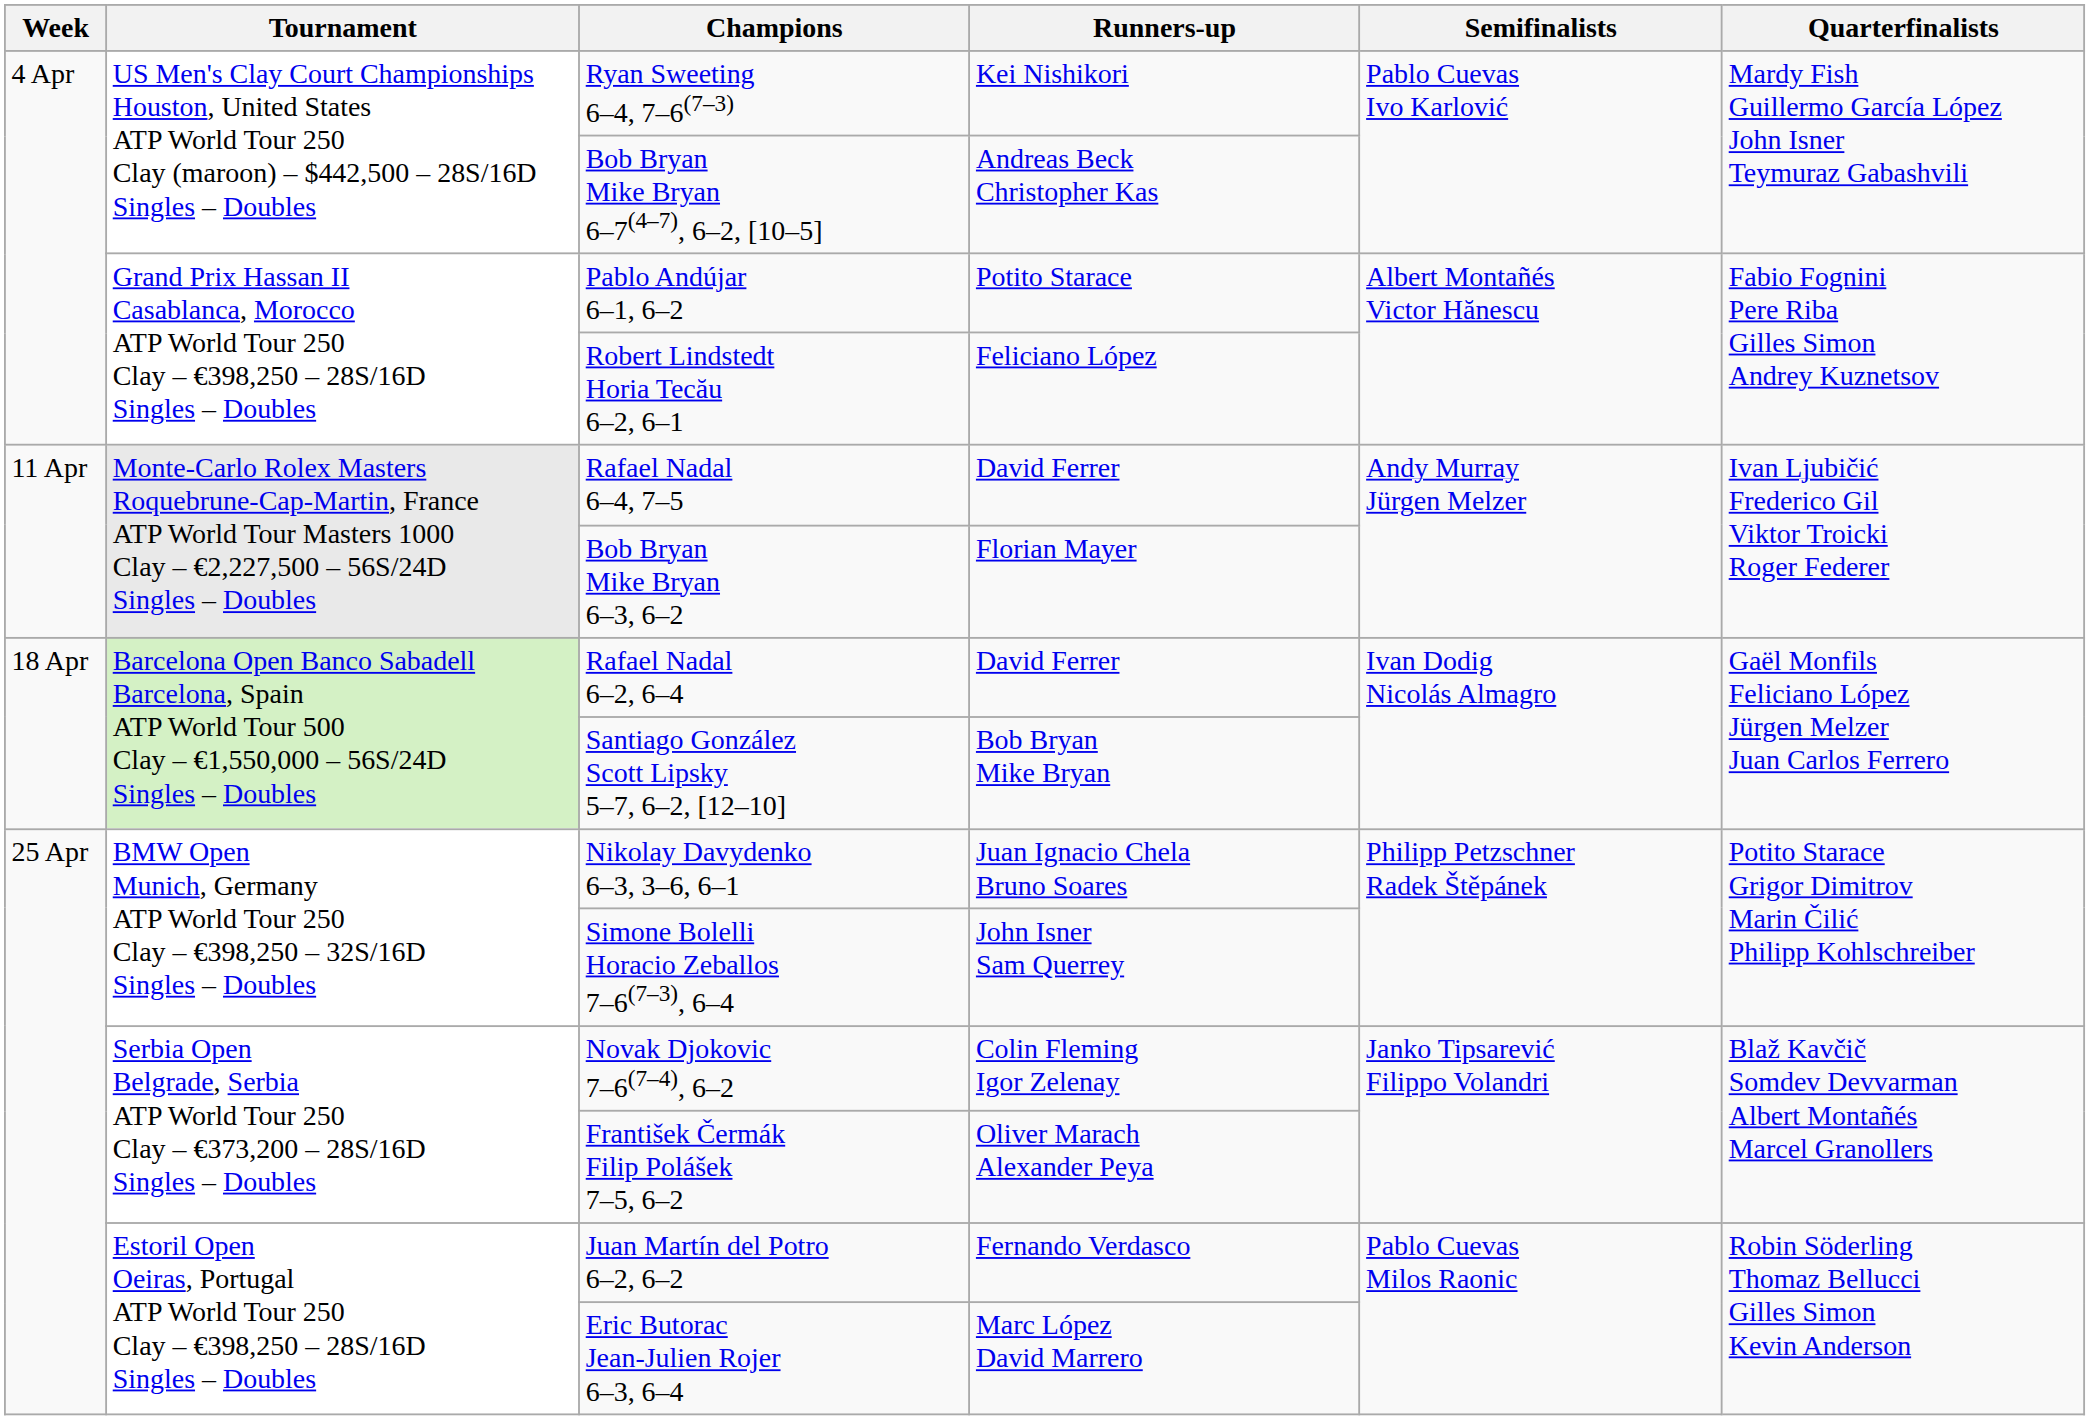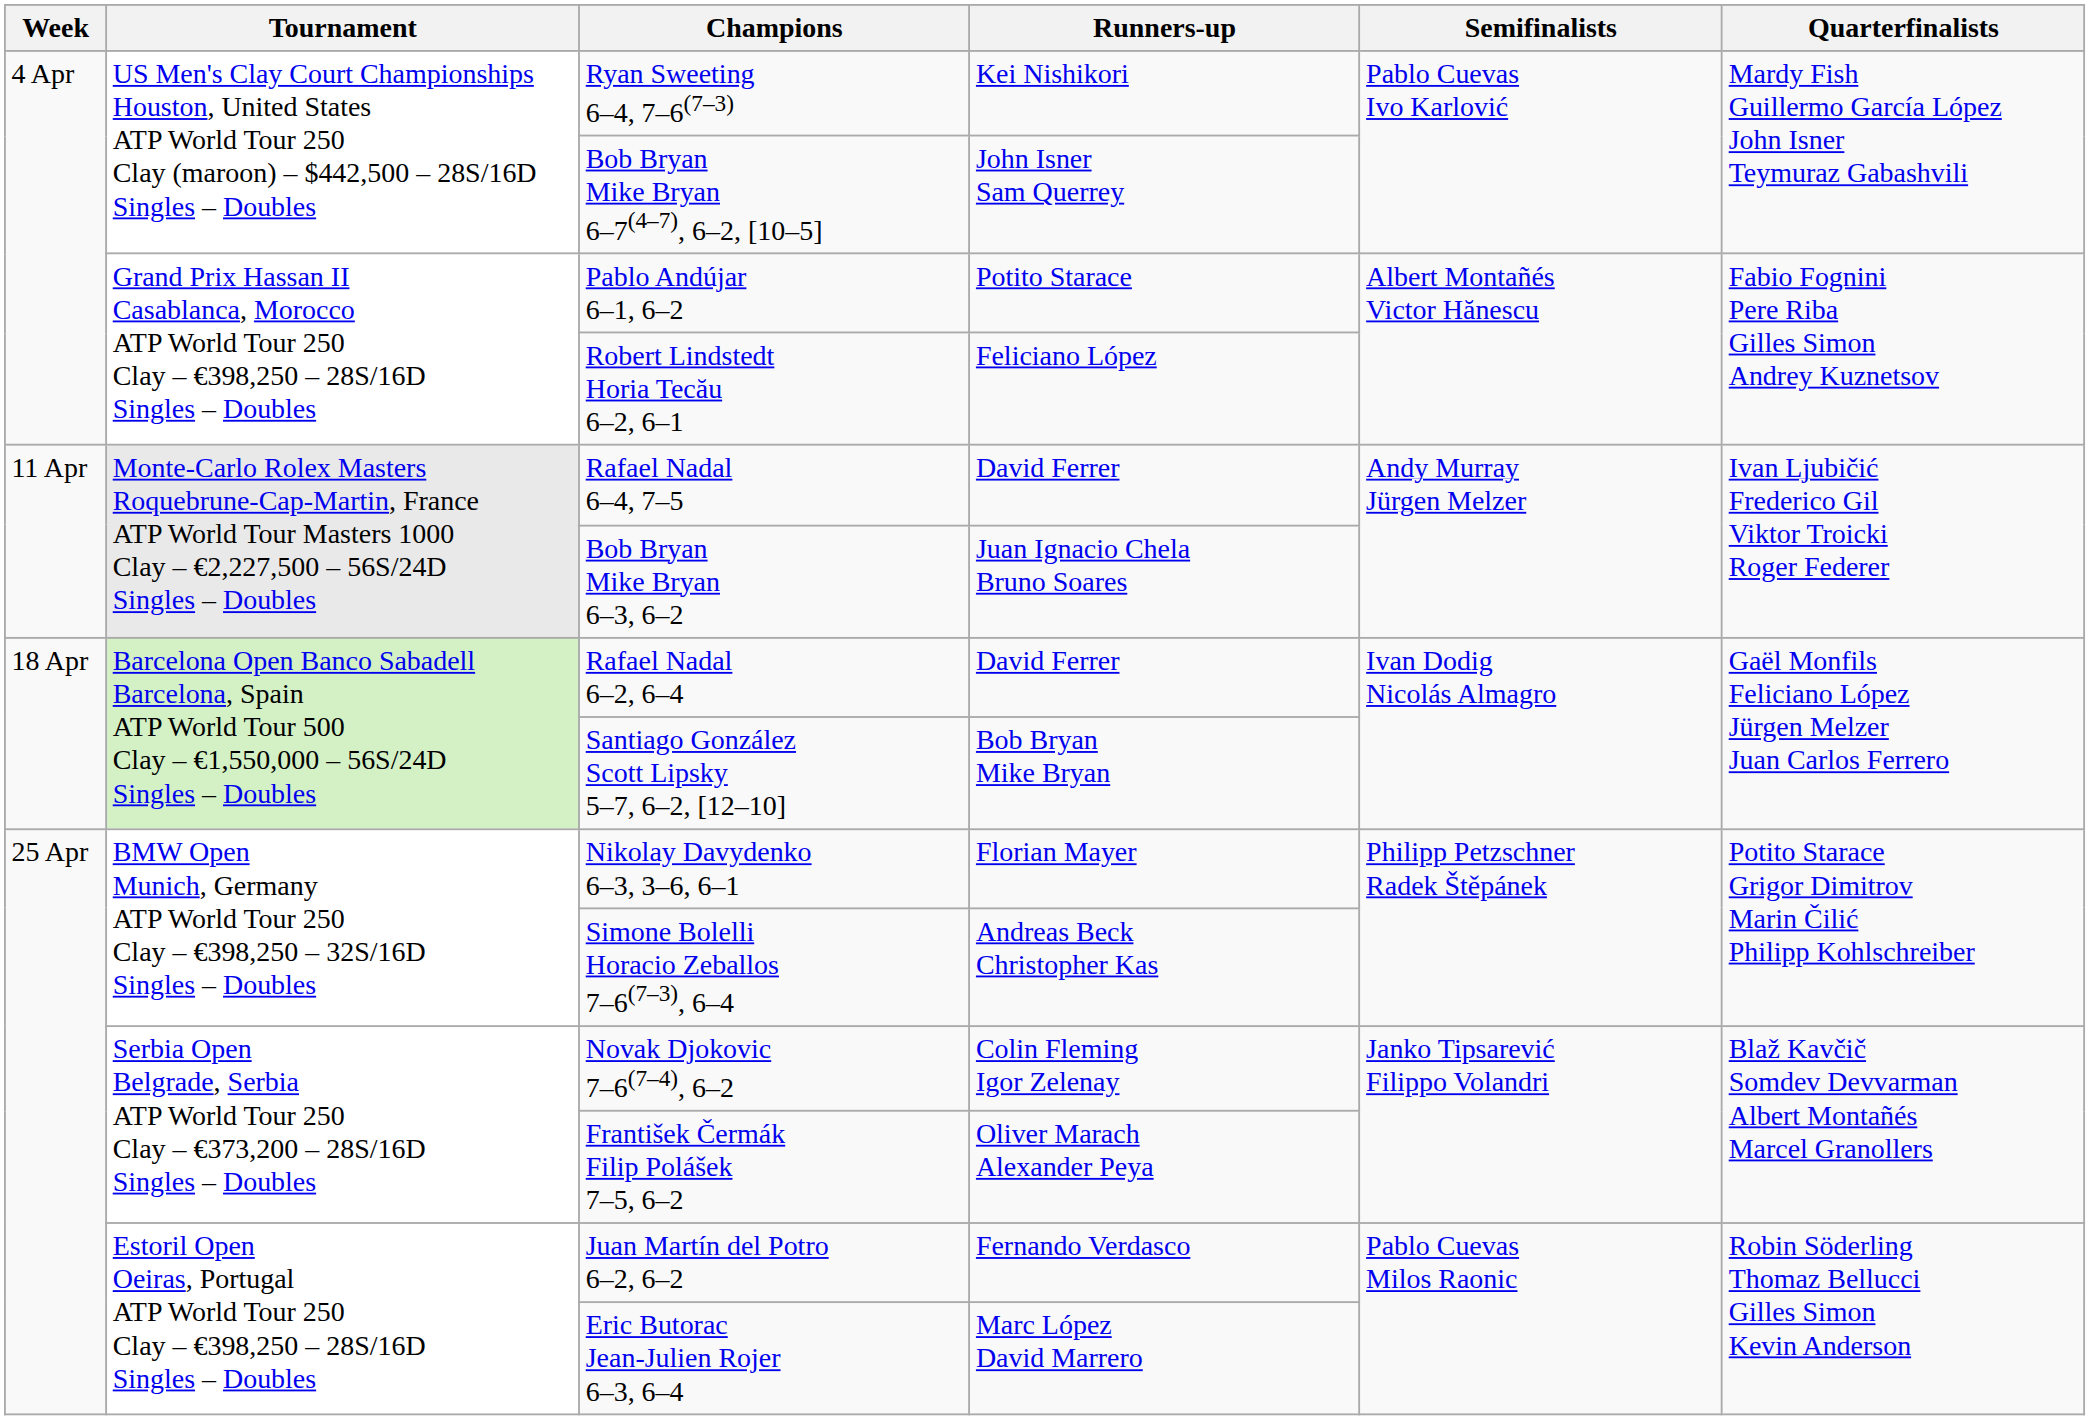(1067, 175) Andreas Beck Christopher Kas -> (1050, 175) John Isner Sam Querrey
(1056, 547) Florian Mayer -> (1083, 564) Juan Ignacio Chela Bruno Soares
(1083, 868) Juan Ignacio Chela Bruno Soares -> (1056, 851) Florian Mayer
(1050, 947) John Isner Sam Querrey -> (1067, 947) Andreas Beck Christopher Kas
